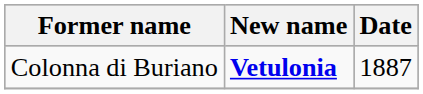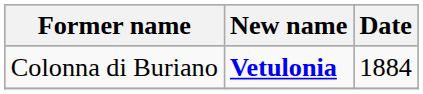(386, 66) 1887 -> (386, 66) 1884
